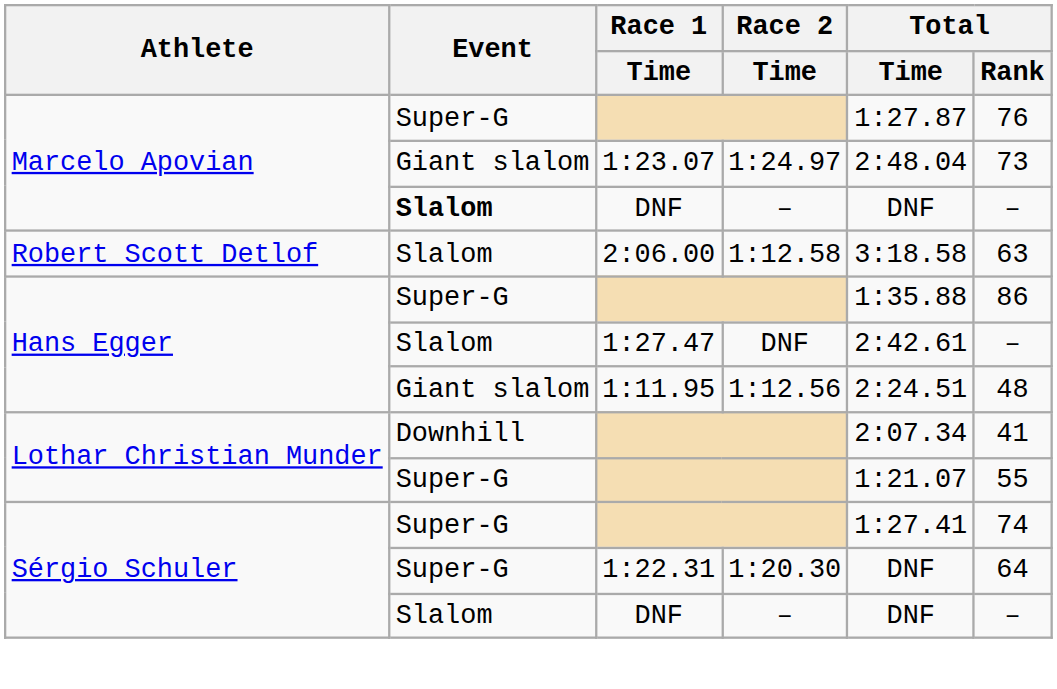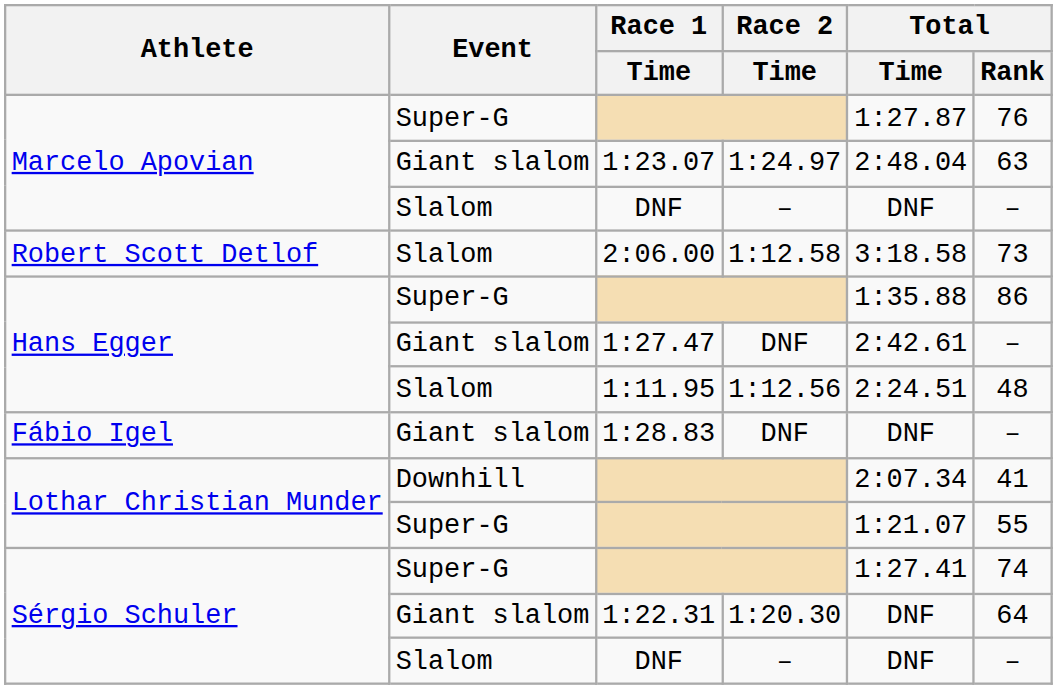(1012, 163) 73 -> (1012, 163) 63
(444, 208) bold -> (444, 208) normal
(1012, 253) 63 -> (1012, 253) 73
(444, 344) Slalom -> (493, 344) Giant slalom
(493, 389) Giant slalom -> (444, 389) Slalom
+ row: (92, 434)
(452, 570) Super-G -> (493, 615) Giant slalom
